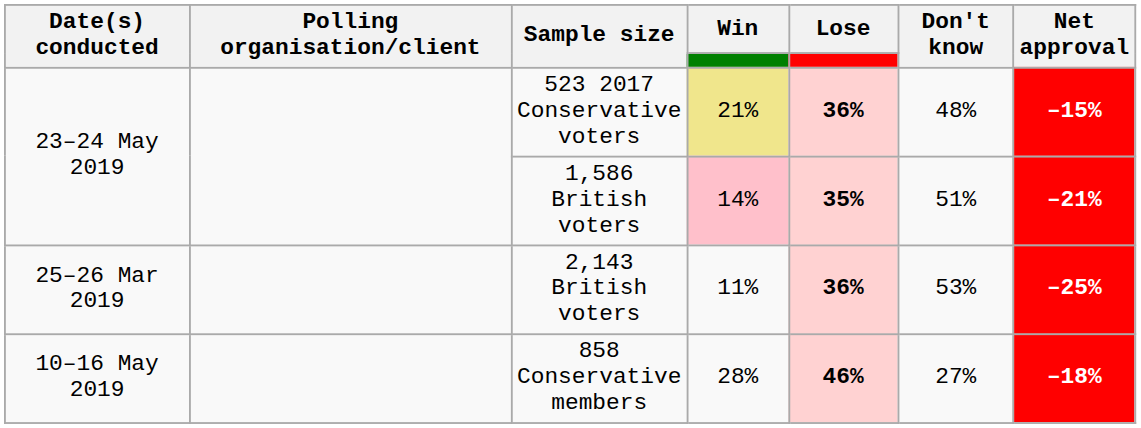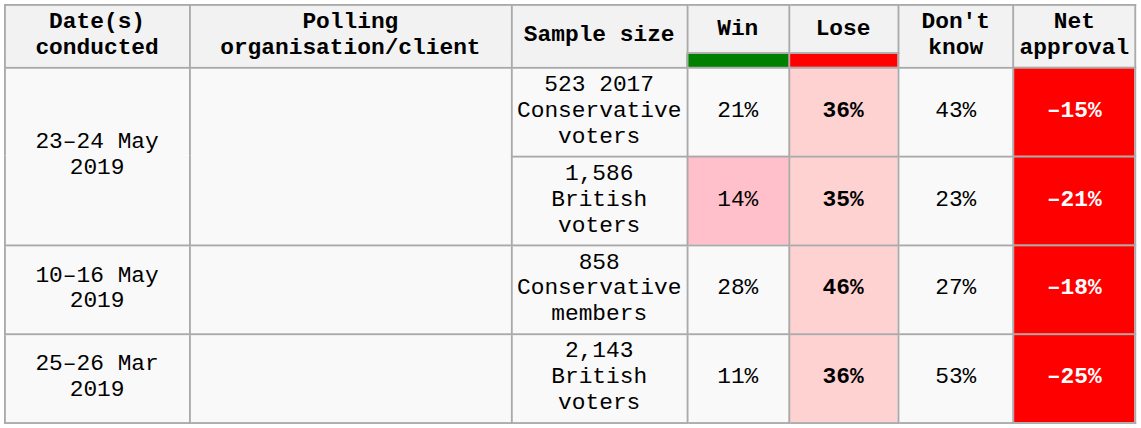(738, 112) khaki background -> (738, 112) no background
(956, 112) 48% -> (956, 112) 43%
(956, 201) 51% -> (956, 201) 23%
rows swapped: (599, 378) <-> (599, 290)
